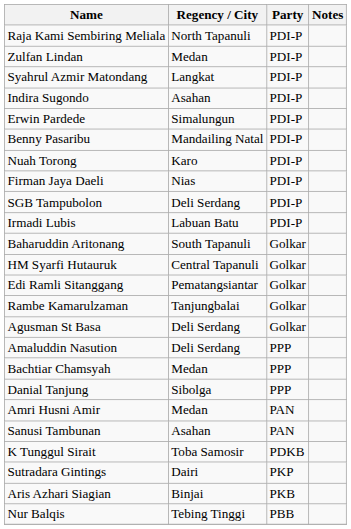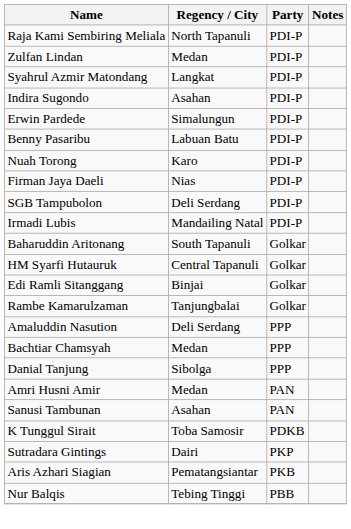(217, 139) Mandailing Natal -> (205, 139) Labuan Batu
(205, 222) Labuan Batu -> (217, 222) Mandailing Natal
(215, 285) Pematangsiantar -> (187, 285) Binjai
- row: (54, 327)
(187, 493) Binjai -> (215, 472) Pematangsiantar
